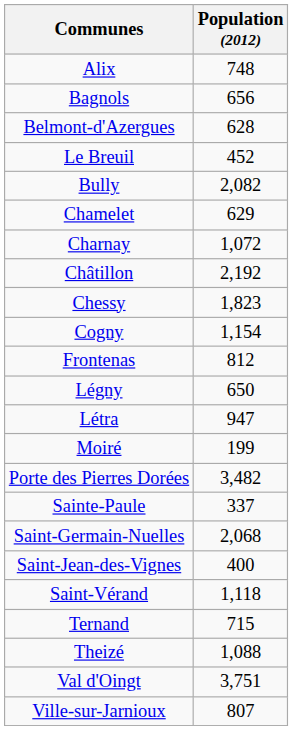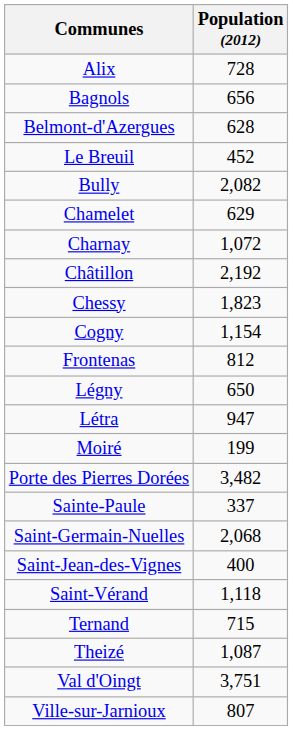(241, 68) 748 -> (241, 68) 728
(241, 652) 1,088 -> (241, 652) 1,087
